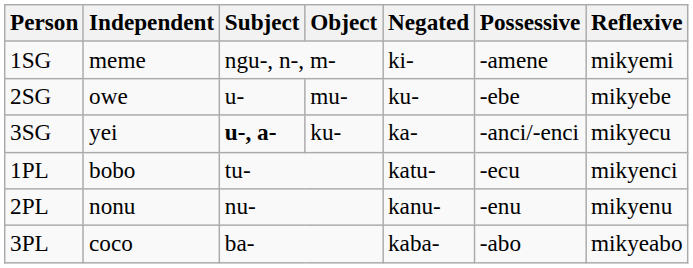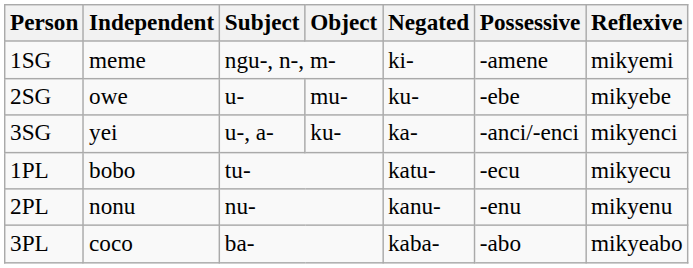(251, 133) bold -> (249, 133) normal
(631, 133) mikyecu -> (634, 133) mikyenci
(634, 170) mikyenci -> (631, 170) mikyecu
